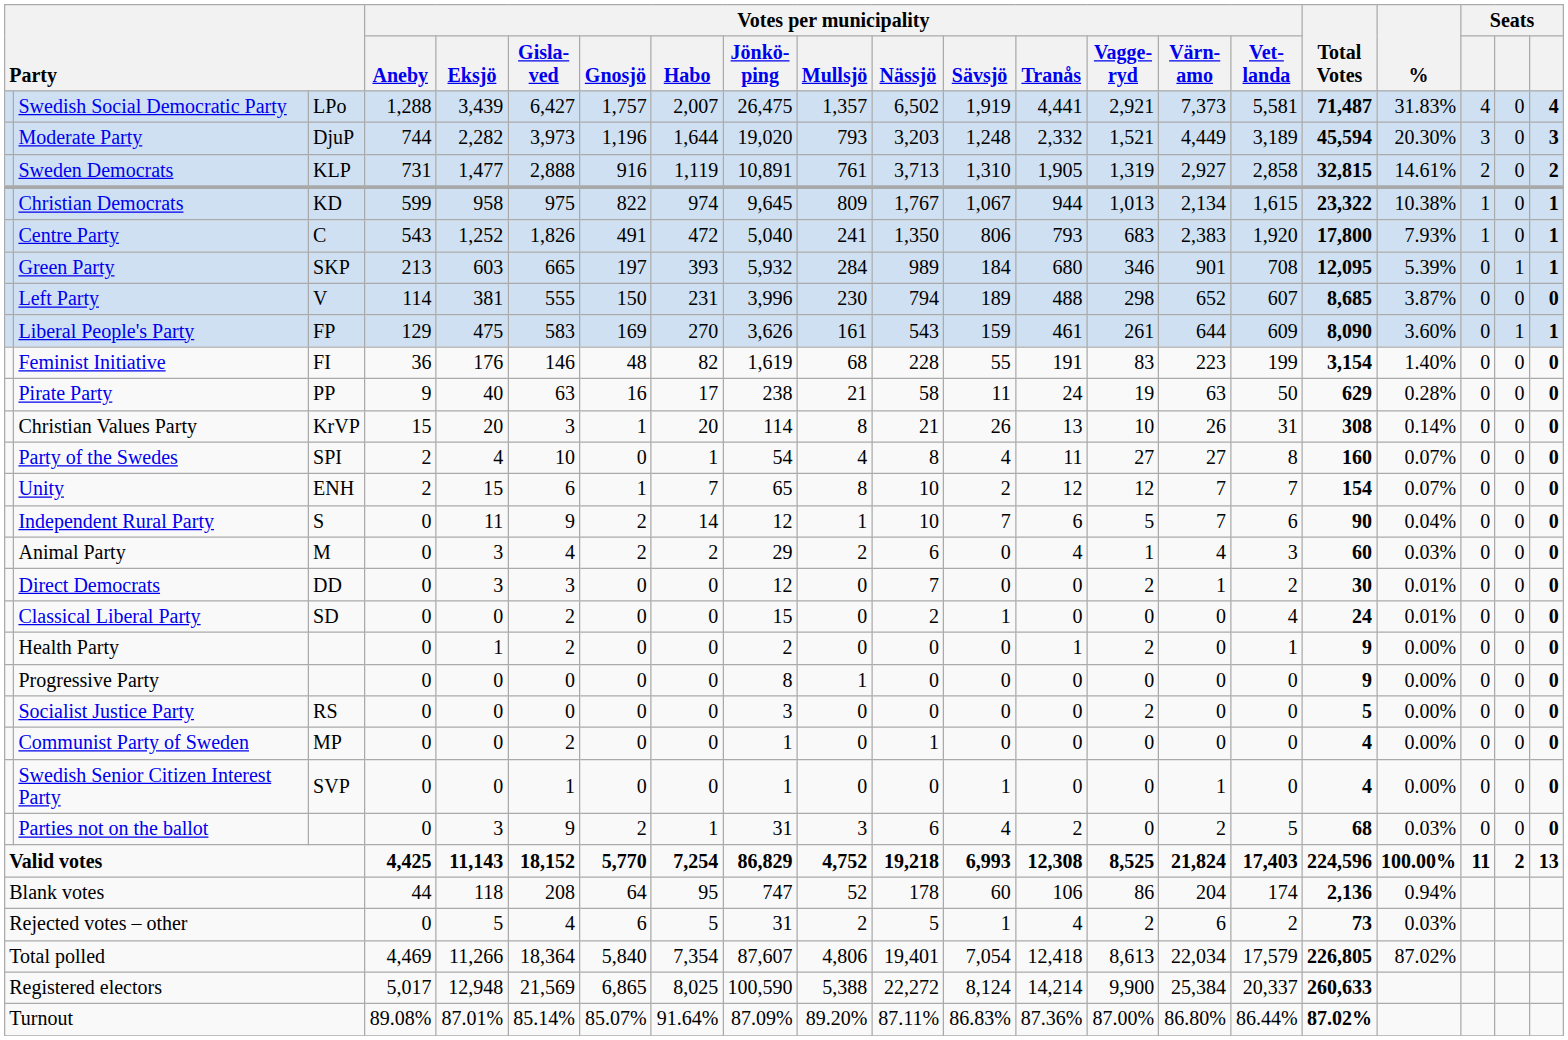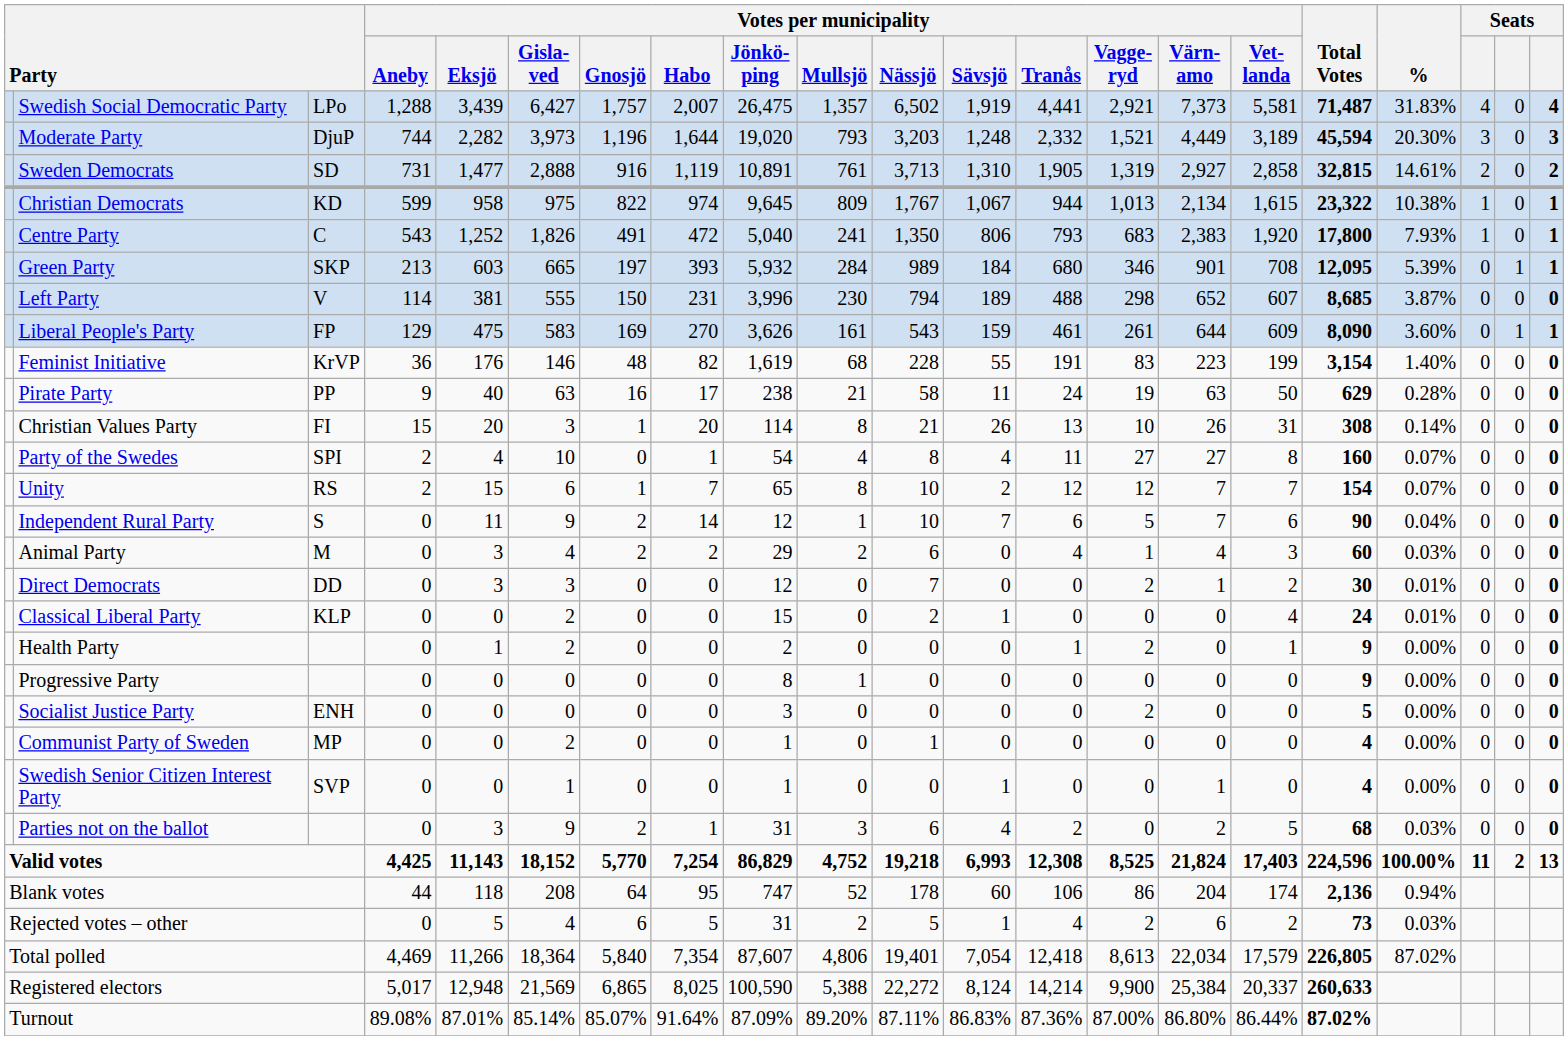(332, 169) KLP -> (326, 169) SD
(322, 362) FI -> (336, 362) KrVP
(336, 425) KrVP -> (322, 425) FI
(334, 489) ENH -> (325, 489) RS
(326, 616) SD -> (332, 616) KLP
(325, 711) RS -> (334, 711) ENH
